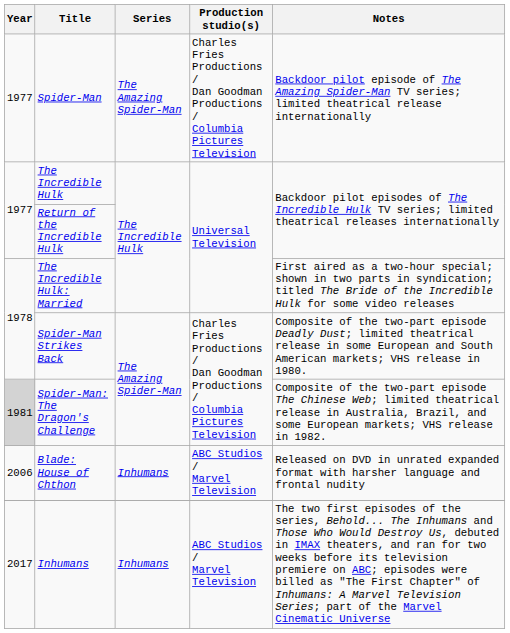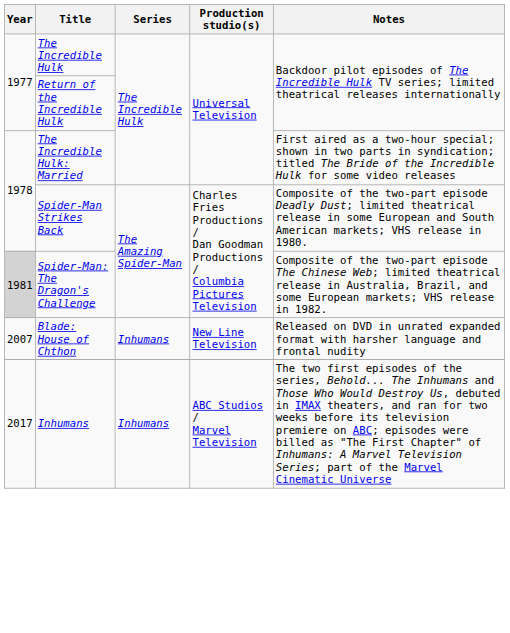- row: (70, 98)
(20, 473) 2006 -> (20, 339) 2007
(227, 473) ABC Studios / Marvel Television -> (225, 339) New Line Television
